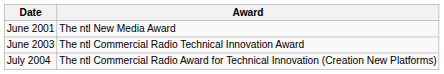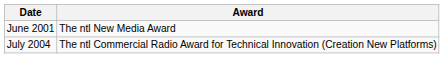- row: (31, 45)
